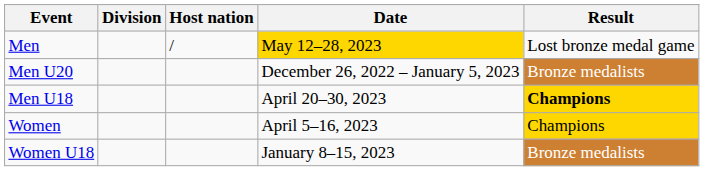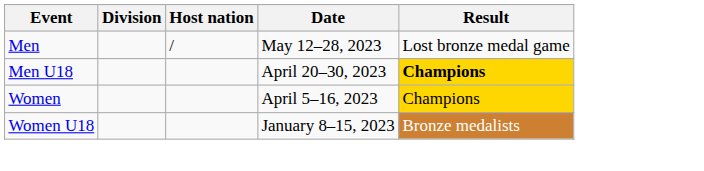(321, 44) gold background -> (321, 44) no background
- row: (41, 71)
